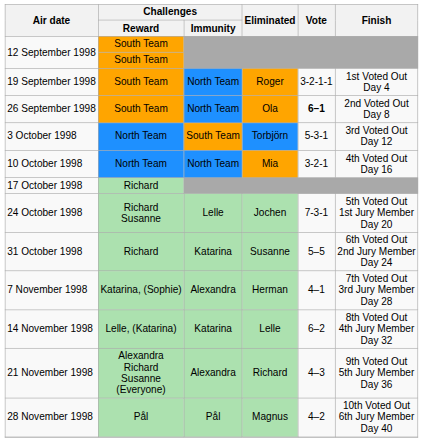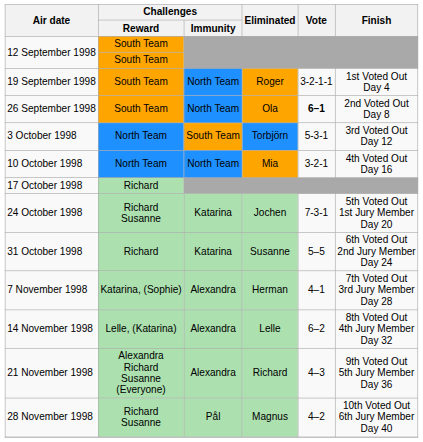(213, 213) Lelle -> (213, 213) Katarina
(213, 329) Katarina -> (213, 329) Alexandra
(141, 417) Pål -> (141, 417) Richard Susanne
